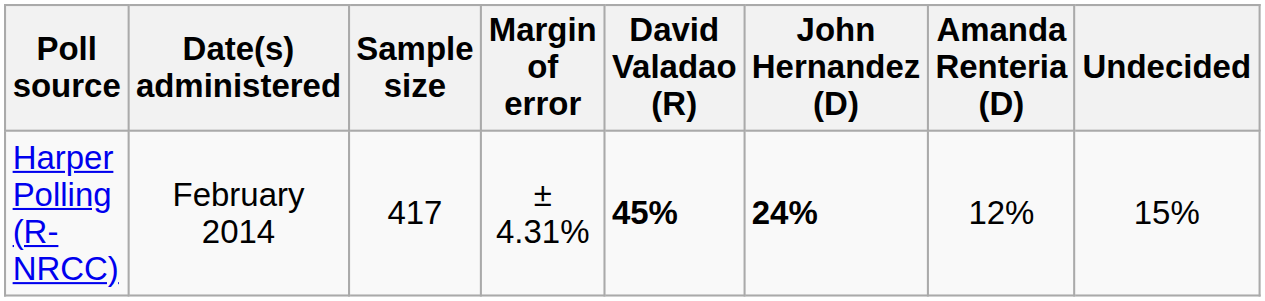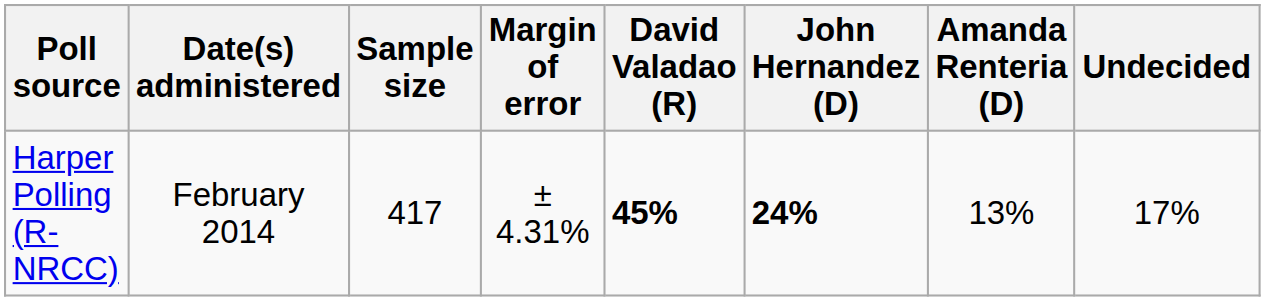(1001, 212) 12% -> (1001, 212) 13%
(1167, 212) 15% -> (1167, 212) 17%
